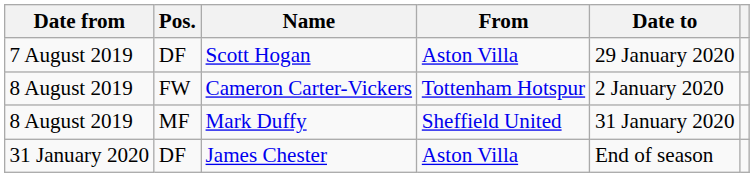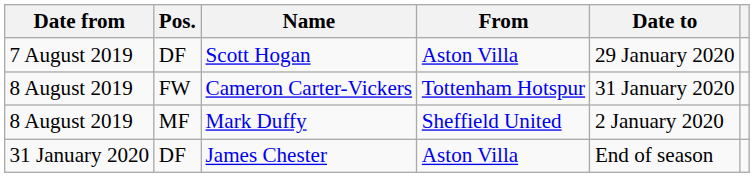(659, 88) 2 January 2020 -> (665, 88) 31 January 2020
(665, 121) 31 January 2020 -> (659, 121) 2 January 2020
